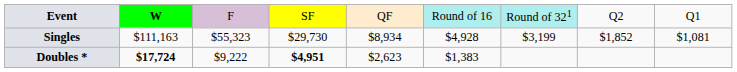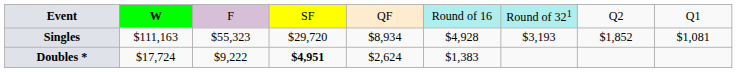(308, 38) $29,730 -> (308, 38) $29,720
(539, 38) $3,199 -> (539, 38) $3,193
(156, 57) bold -> (156, 57) normal
(385, 57) $2,623 -> (385, 57) $2,624
